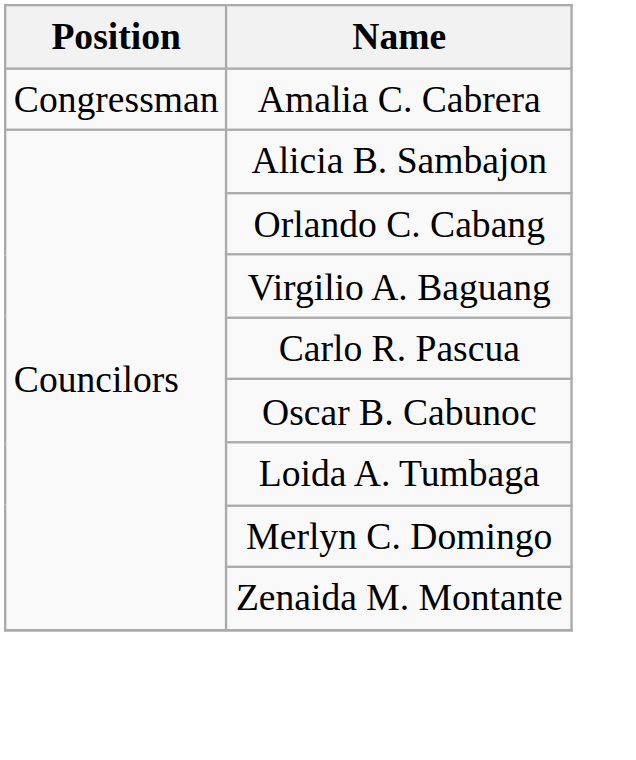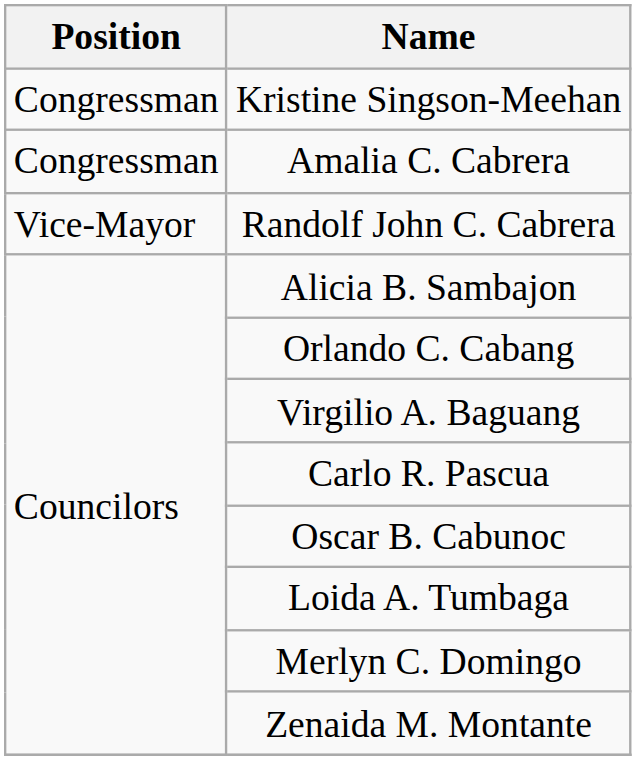+ row: (429, 99)
+ row: (429, 224)
